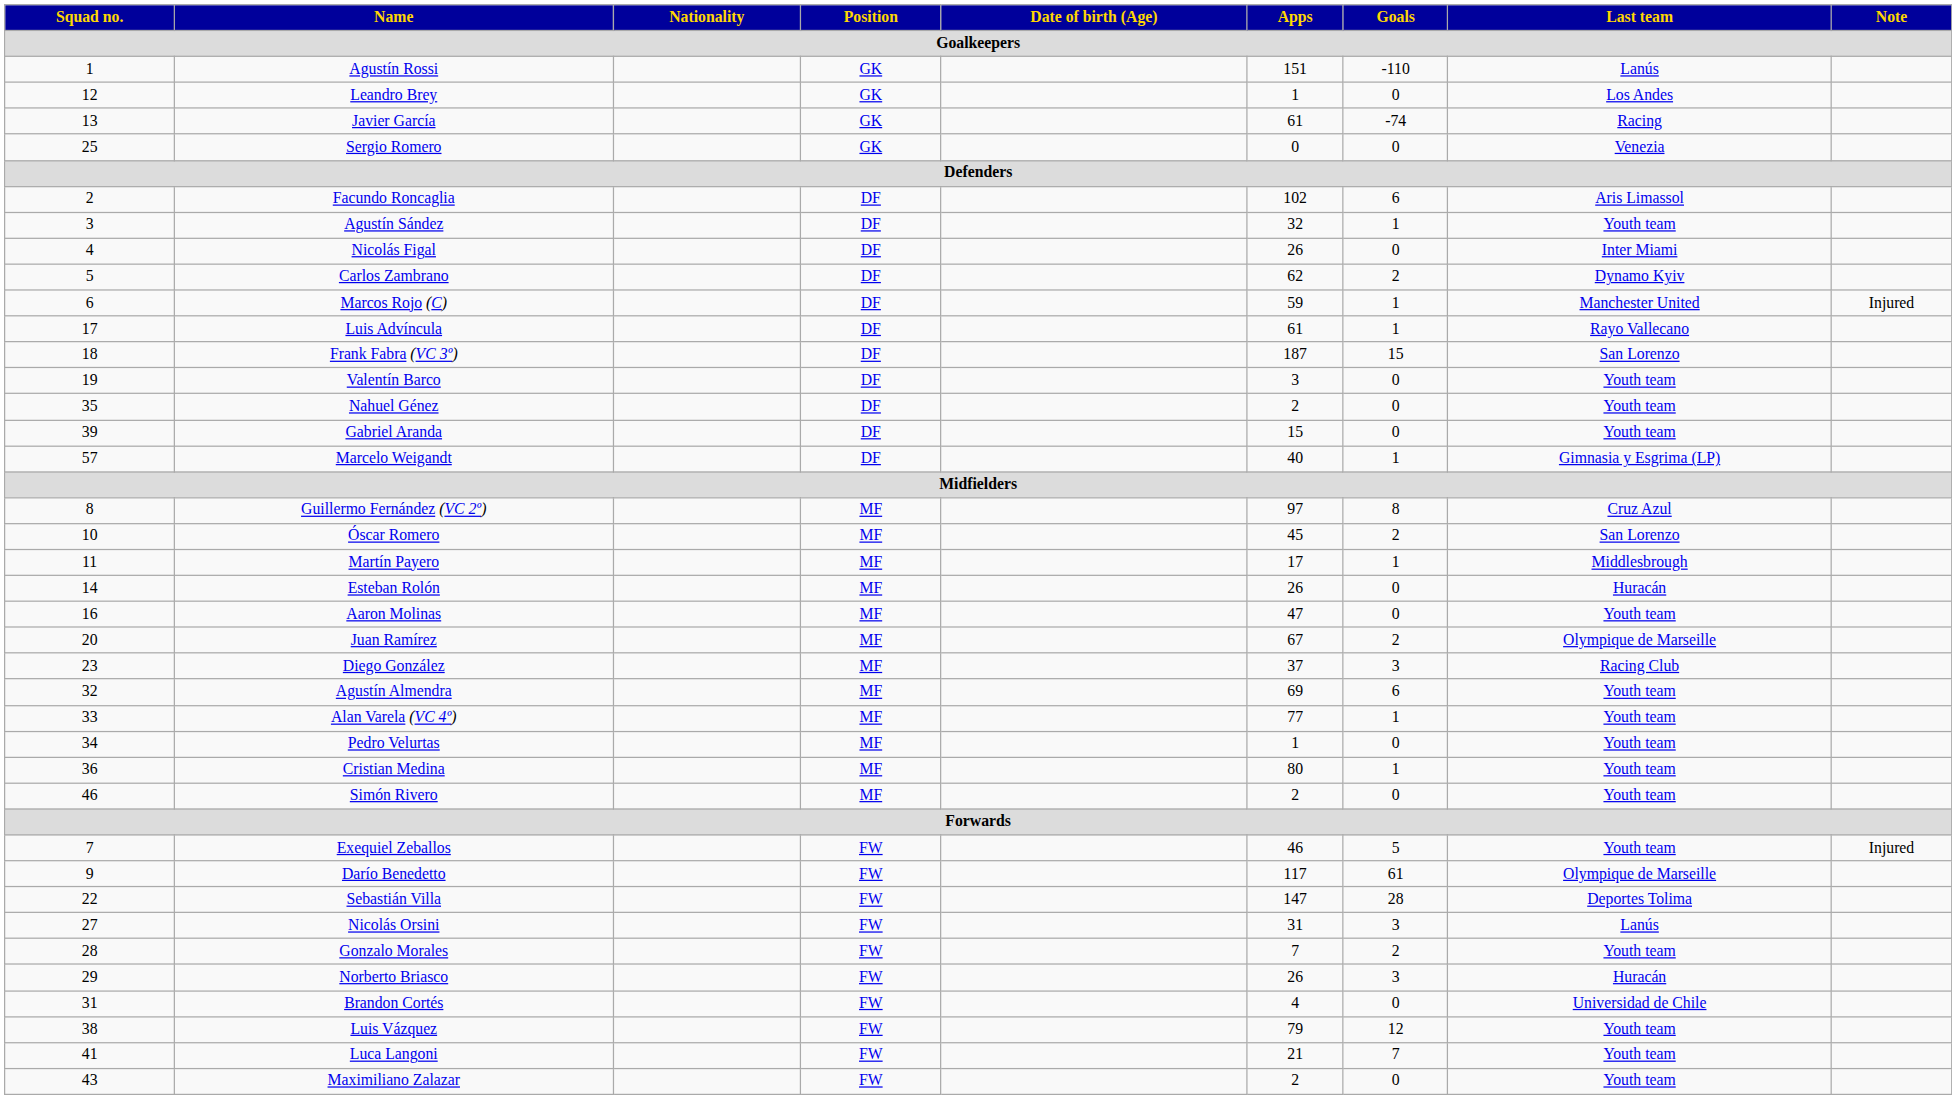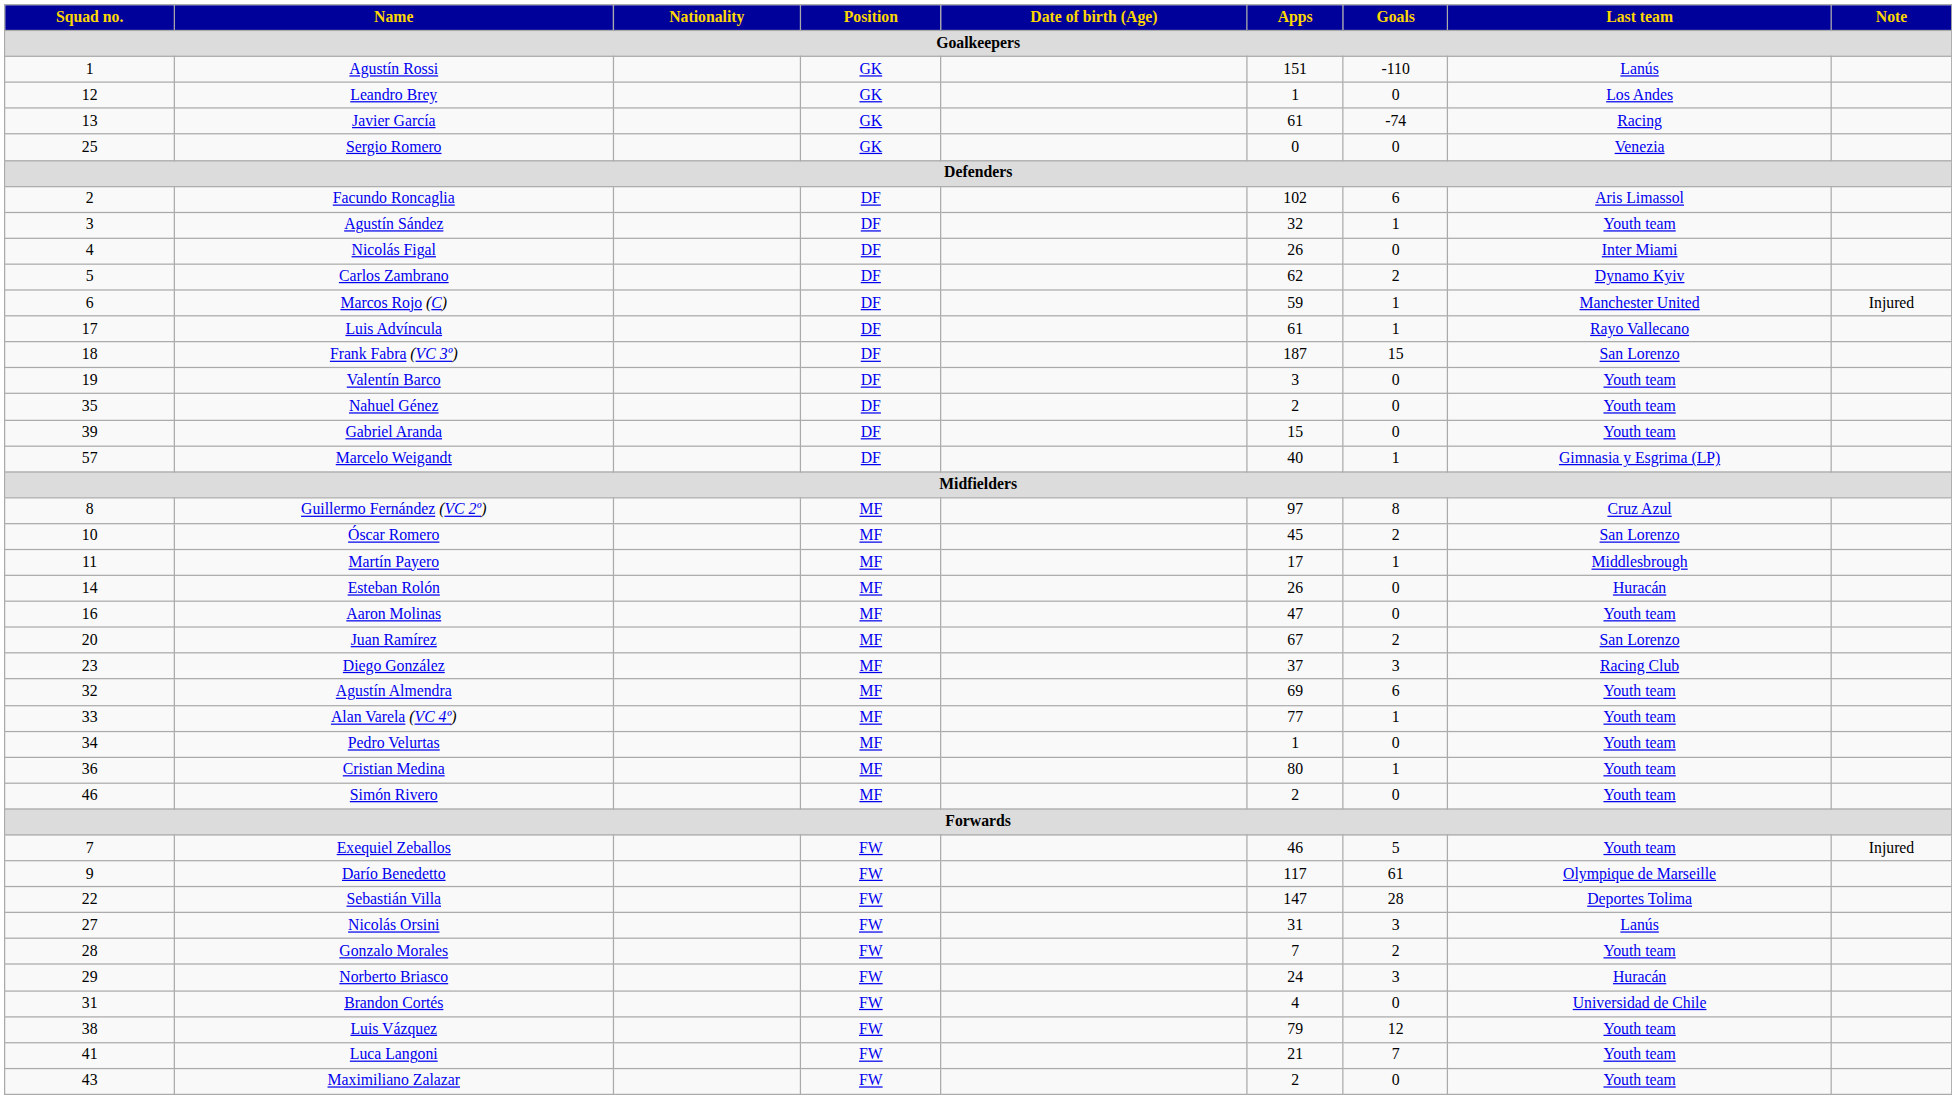(1640, 639) Olympique de Marseille -> (1640, 639) San Lorenzo
(1295, 977) 26 -> (1295, 977) 24
